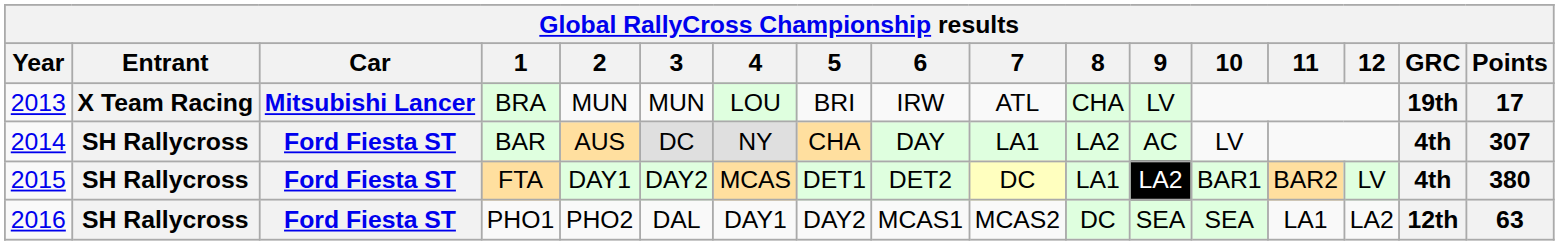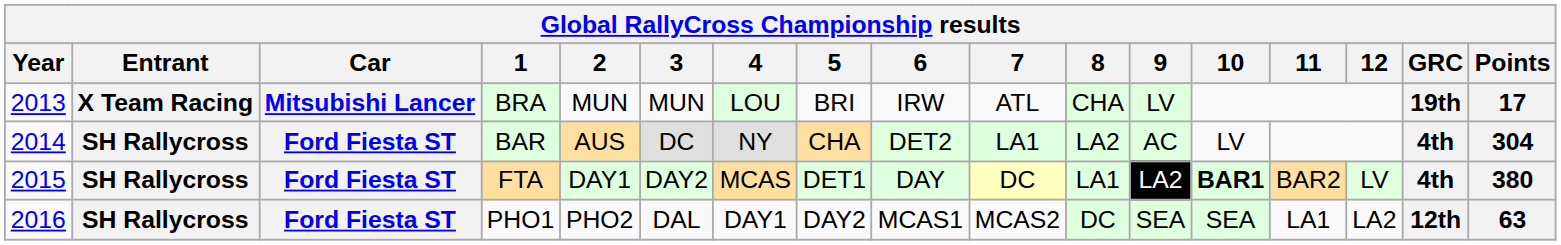(920, 141) DAY -> (920, 141) DET2
(1510, 141) 307 -> (1513, 141) 304
(920, 180) DET2 -> (920, 180) DAY
(1229, 180) normal -> (1231, 180) bold
